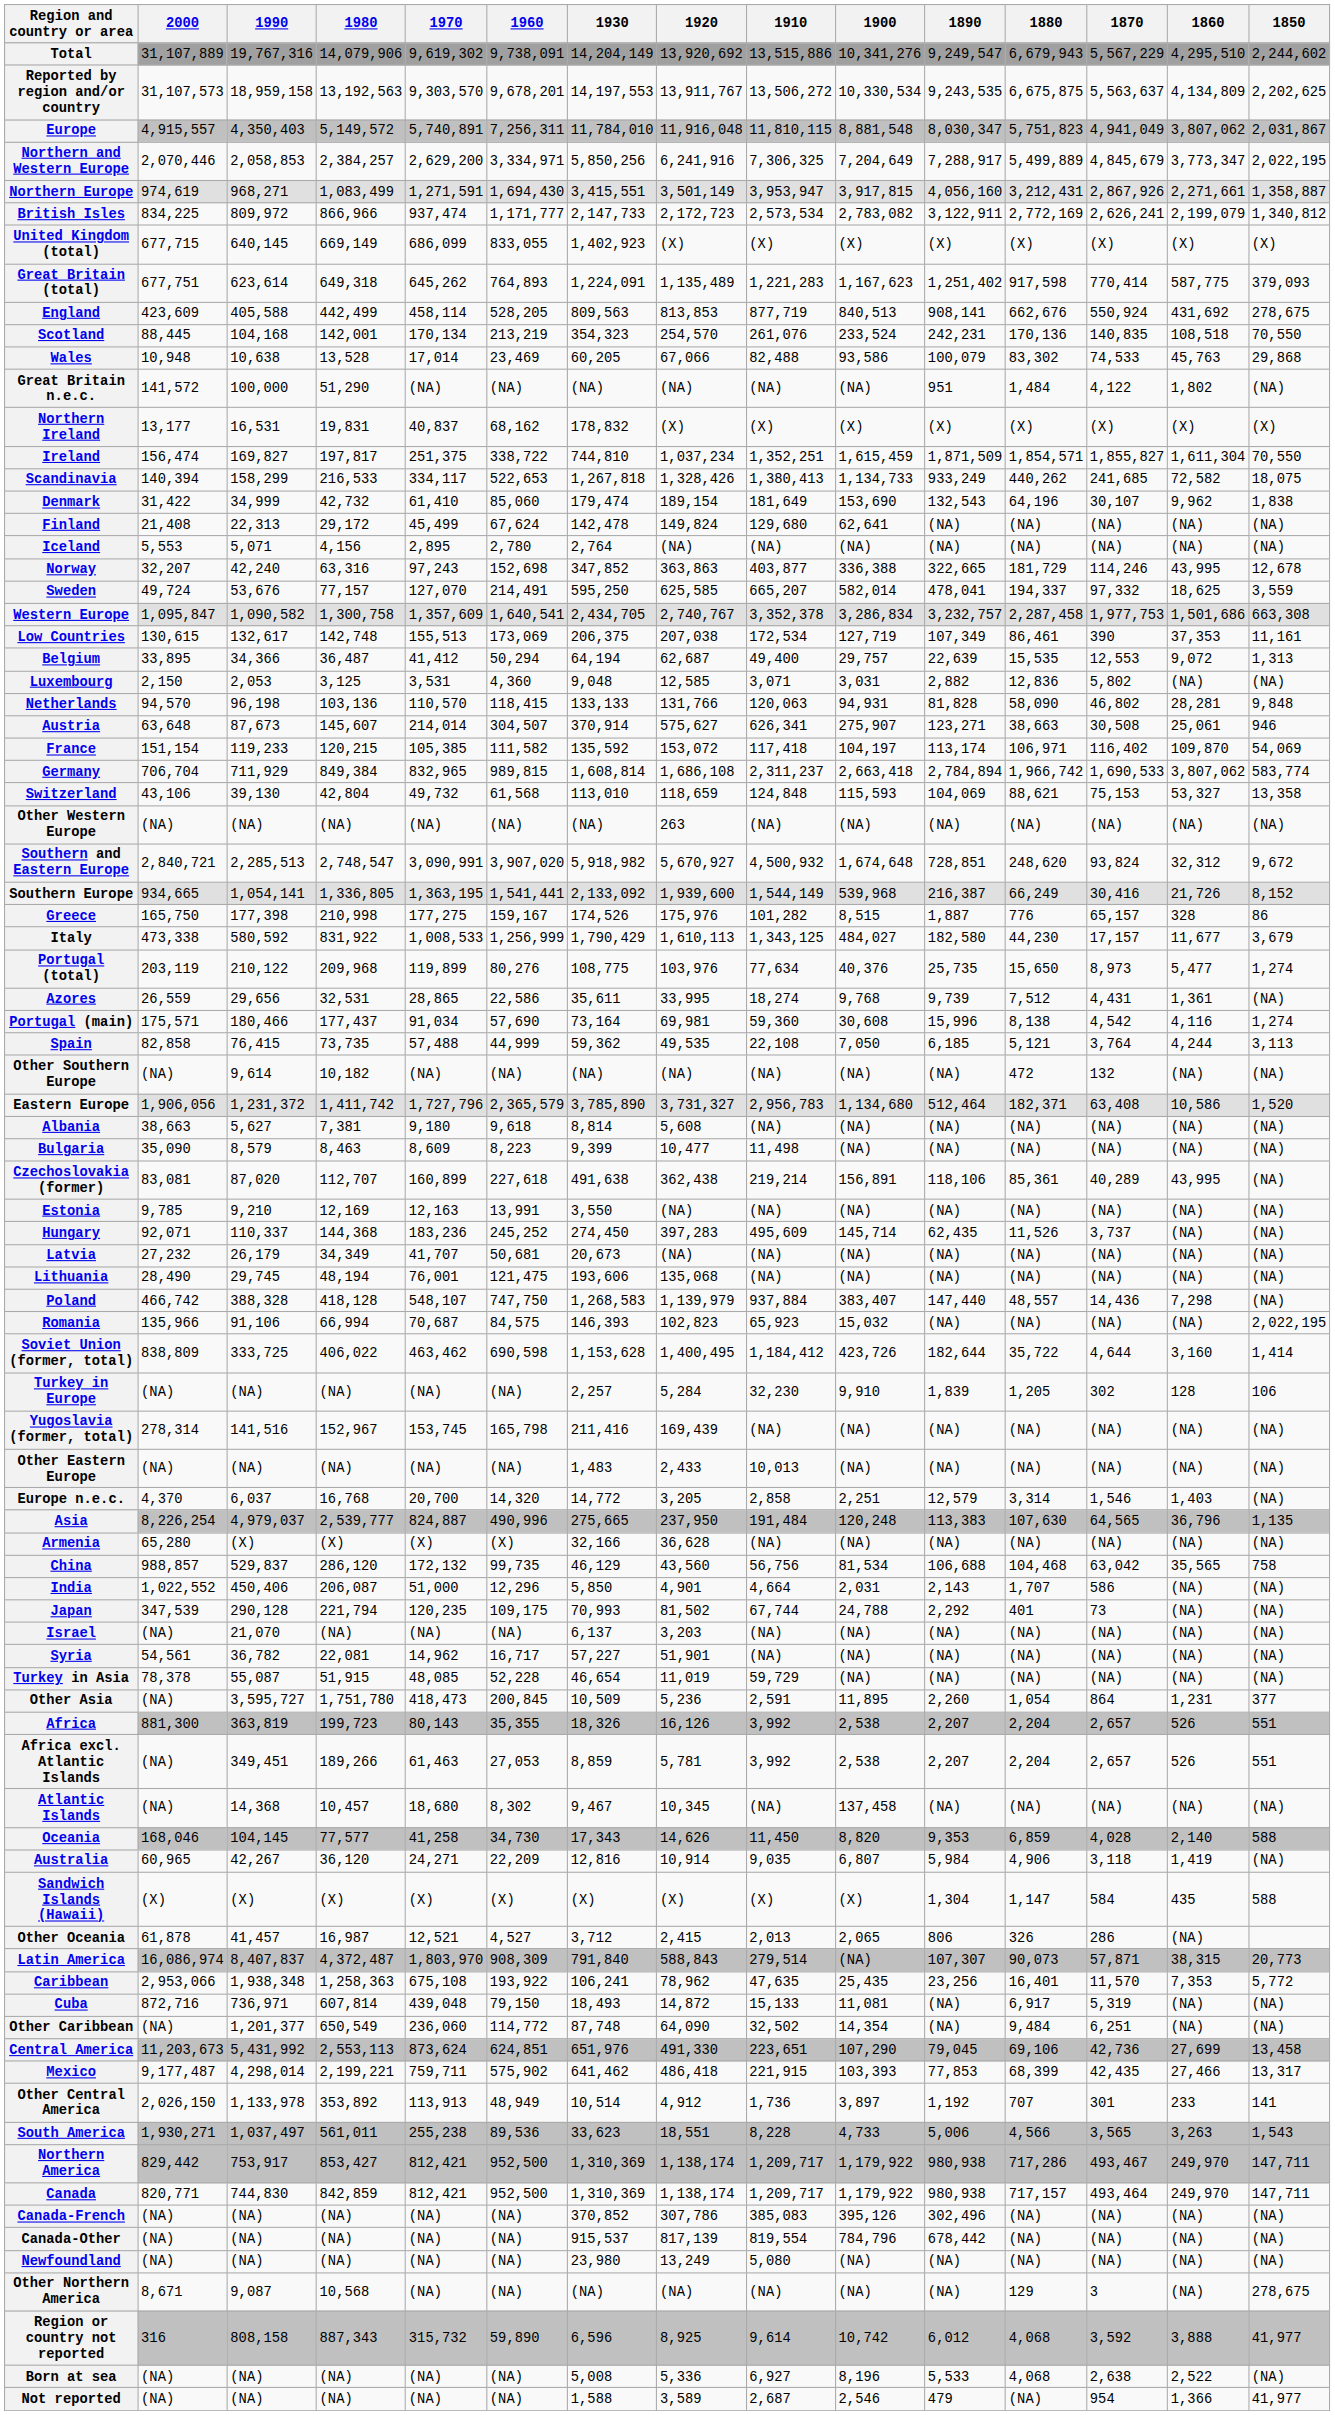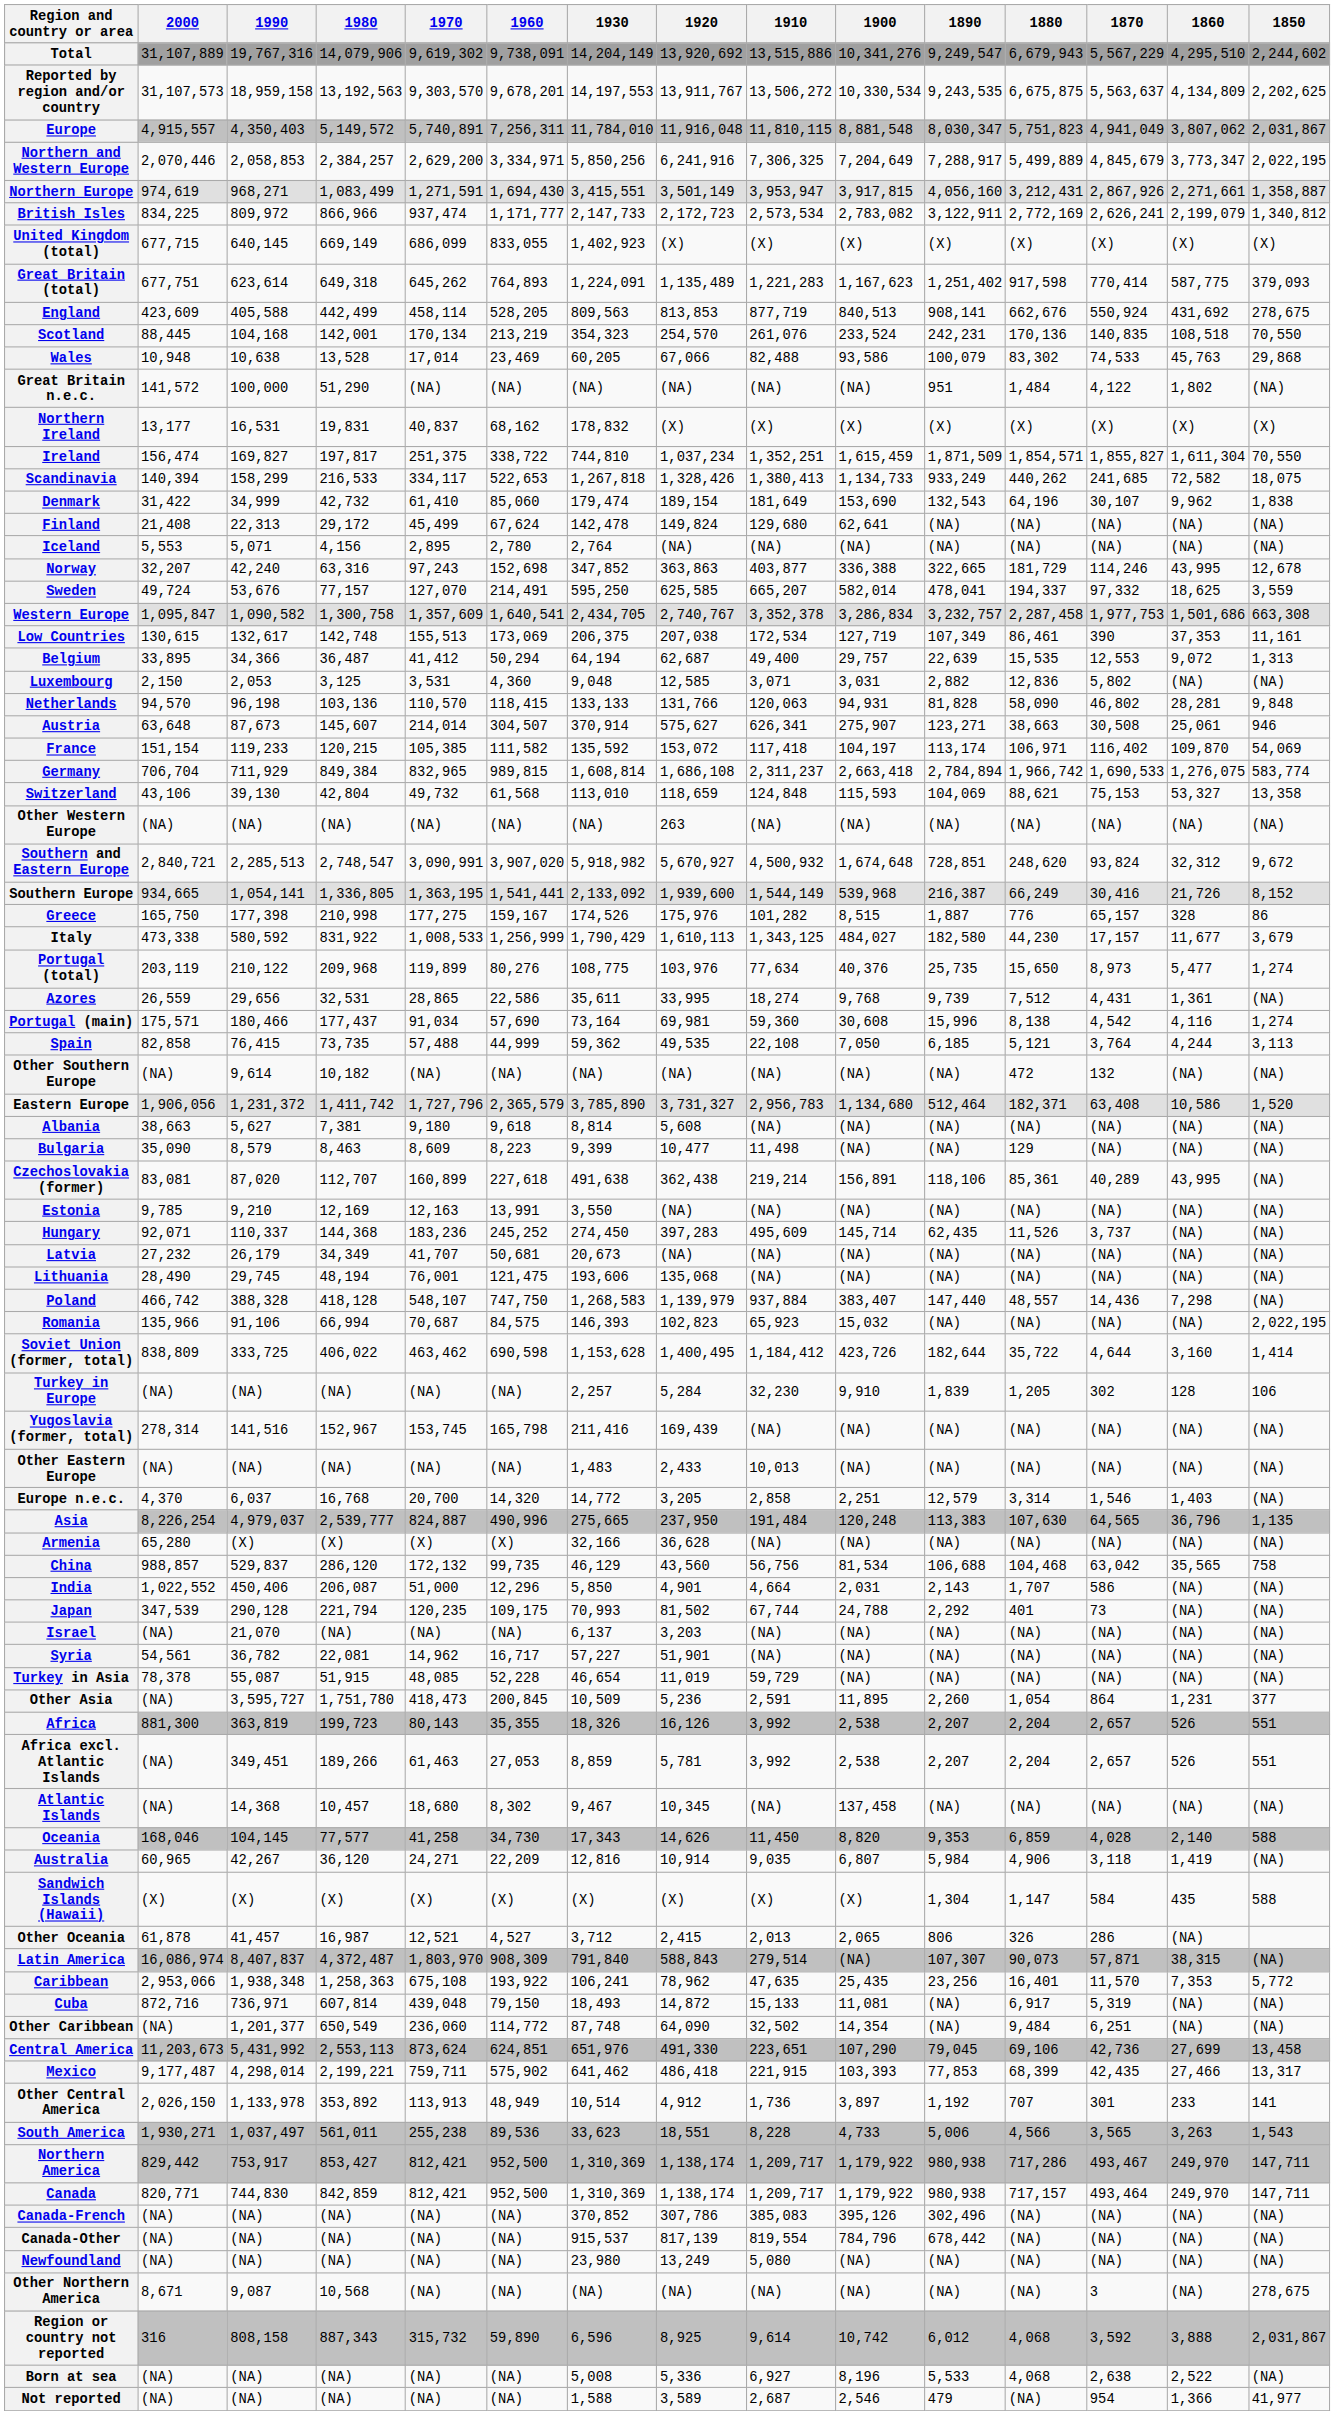(1208, 772) 3,807,062 -> (1208, 772) 1,276,075
(1025, 1150) (NA) -> (1021, 1150) 129
(1277, 1960) 20,773 -> (1268, 1960) (NA)
(1021, 2292) 129 -> (1025, 2292) (NA)
(1277, 2338) 41,977 -> (1289, 2338) 2,031,867
